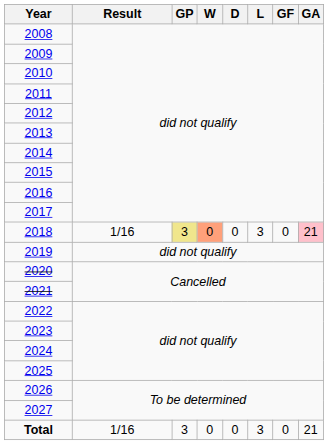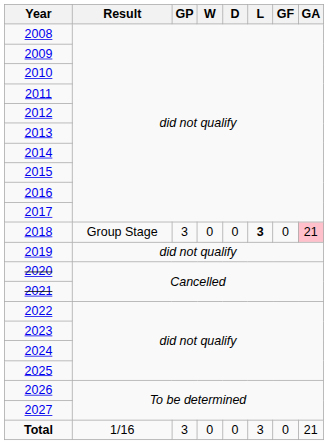(122, 232) 1/16 -> (122, 232) Group Stage
(185, 232) khaki background -> (185, 232) no background
(210, 232) lightsalmon background -> (210, 232) no background
(260, 232) normal -> (260, 232) bold
